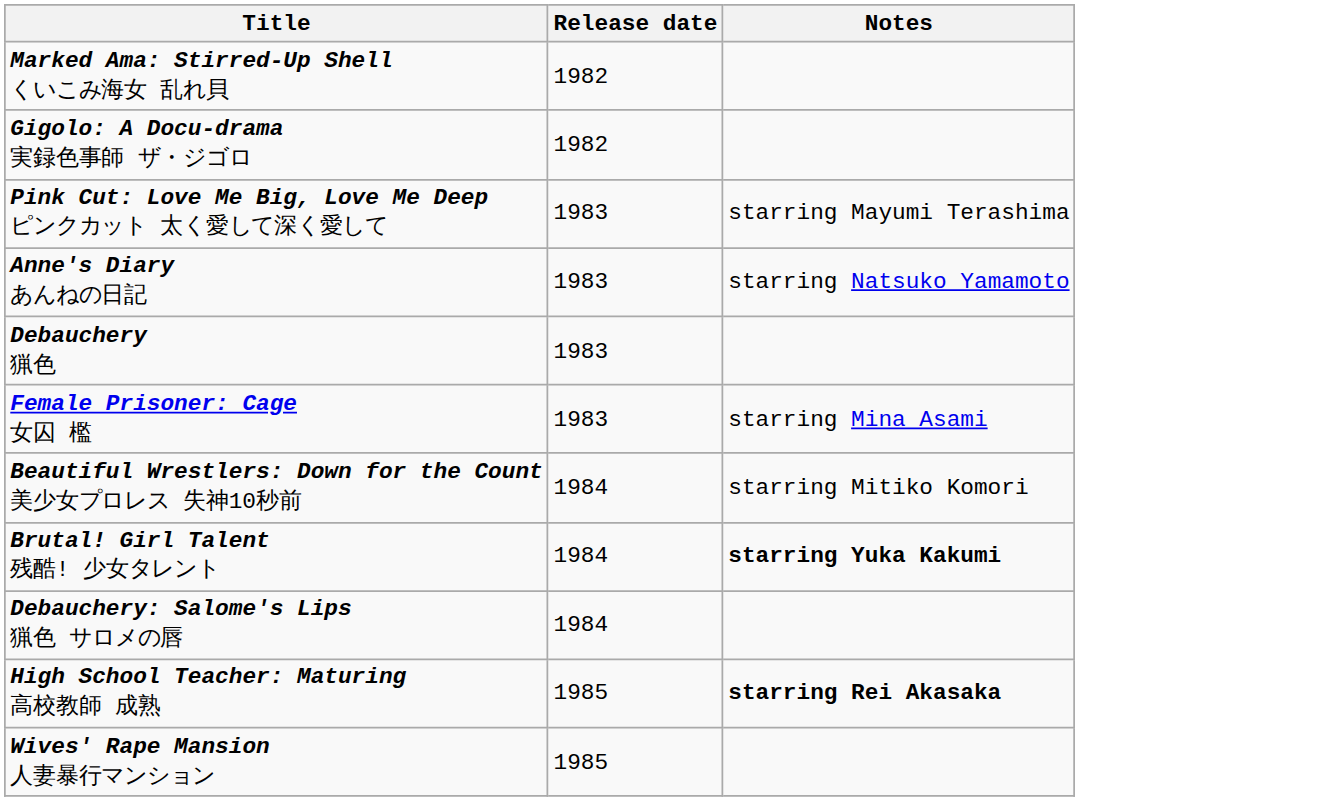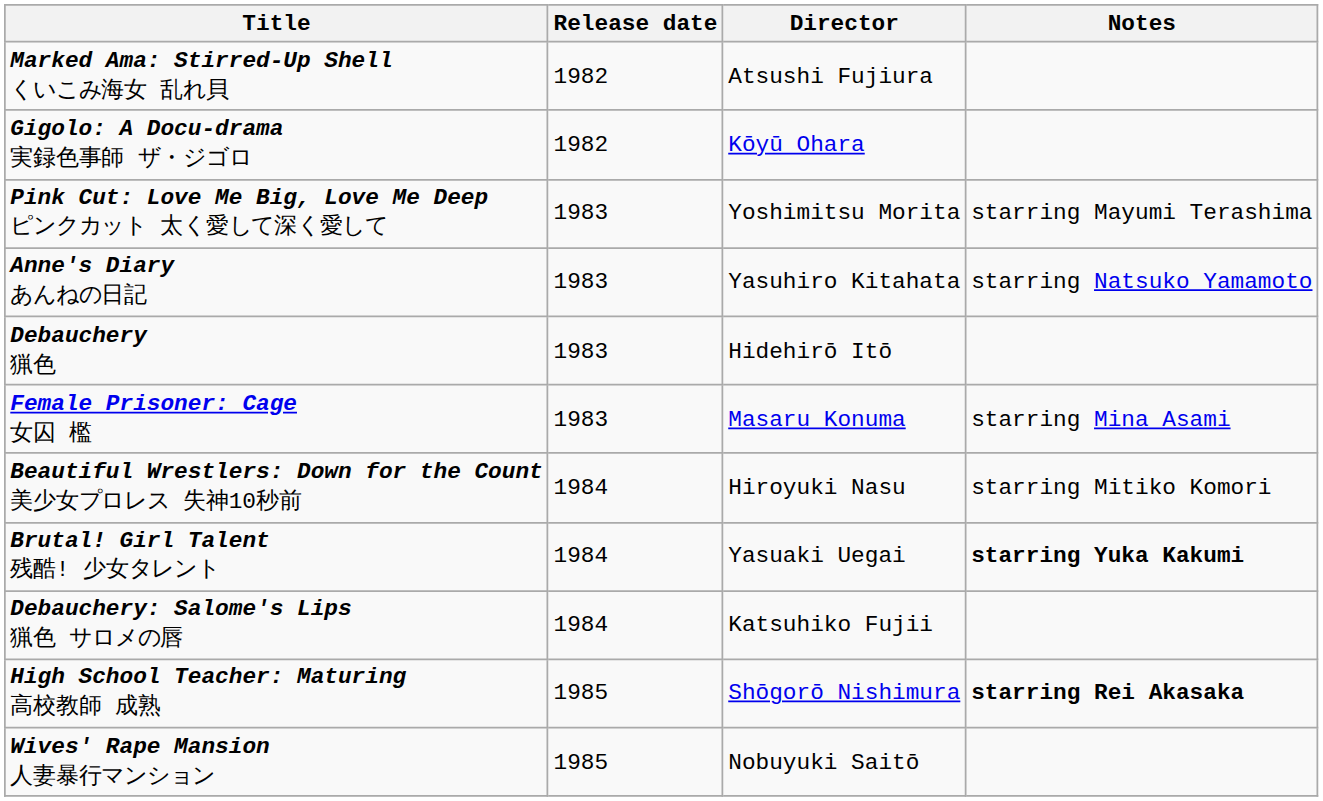+ column: (844, 23)
